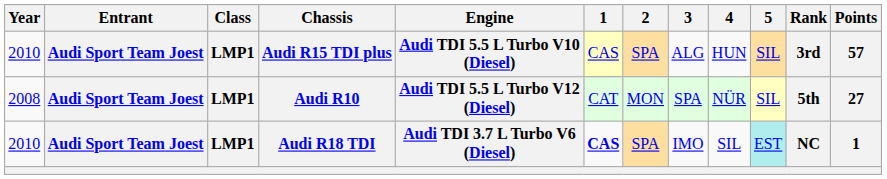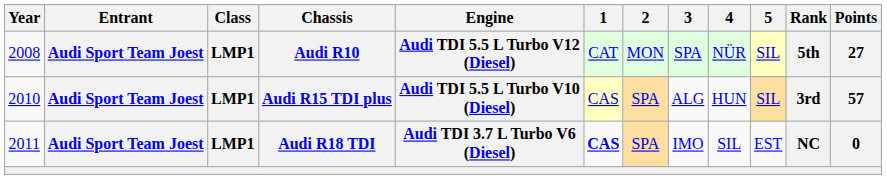rows swapped: (327, 99) <-> (327, 53)
(24, 144) 2010 -> (24, 144) 2011
(768, 144) paleturquoise background -> (768, 144) no background
(856, 144) 1 -> (856, 144) 0
